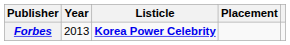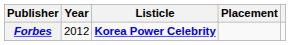(77, 31) 2013 -> (77, 31) 2012
